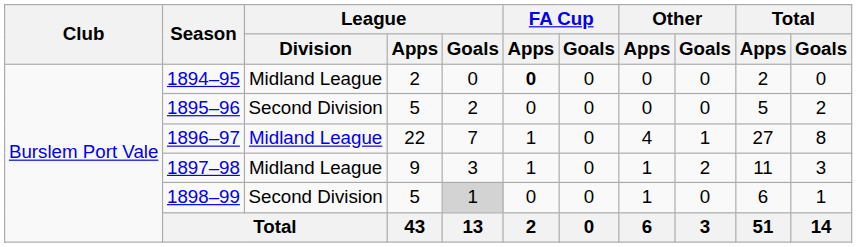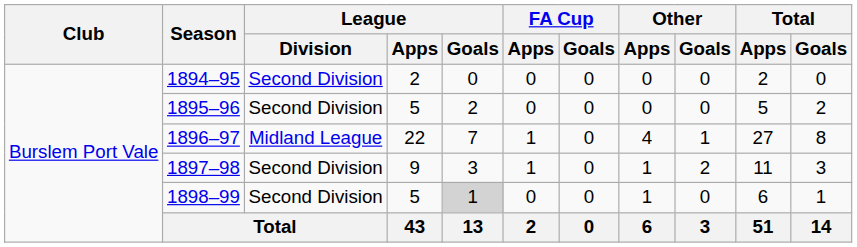(316, 78) Midland League -> (316, 78) Second Division
(531, 78) bold -> (531, 78) normal
(316, 167) Midland League -> (316, 167) Second Division
